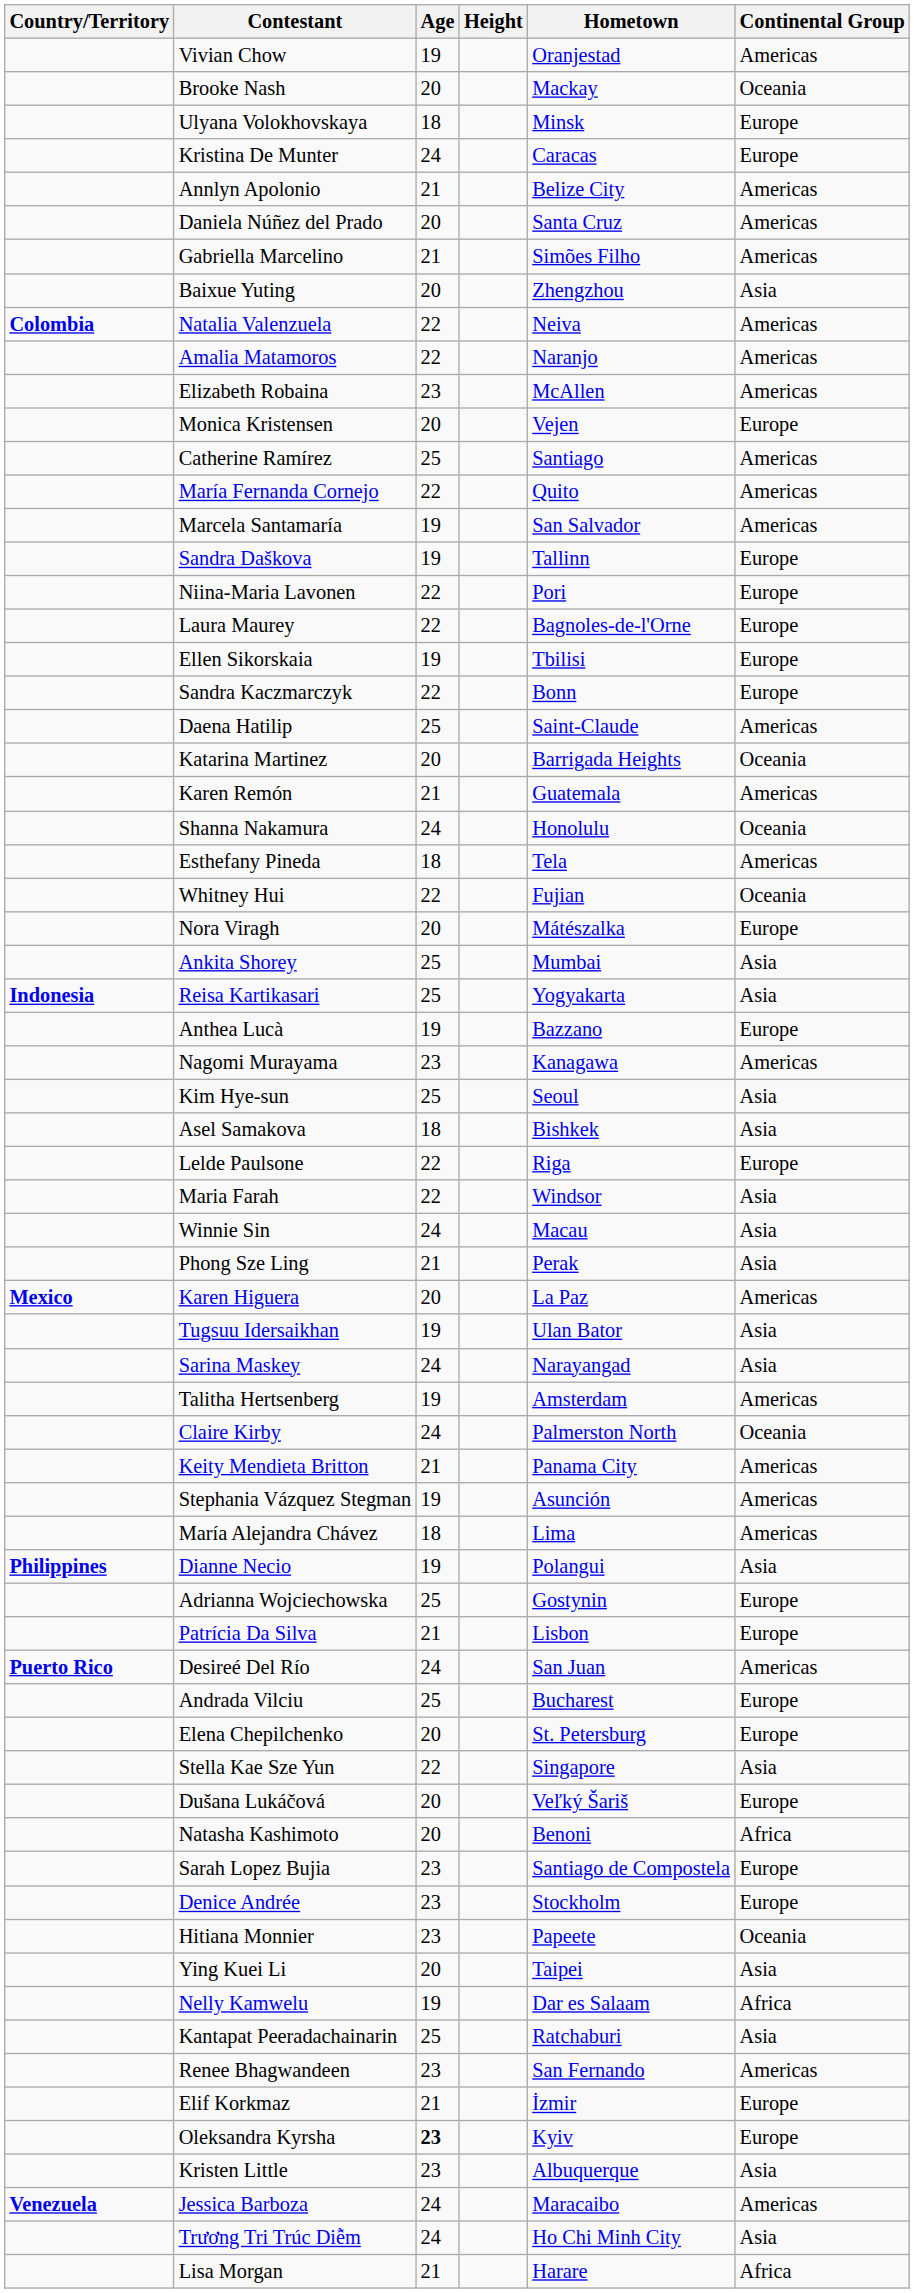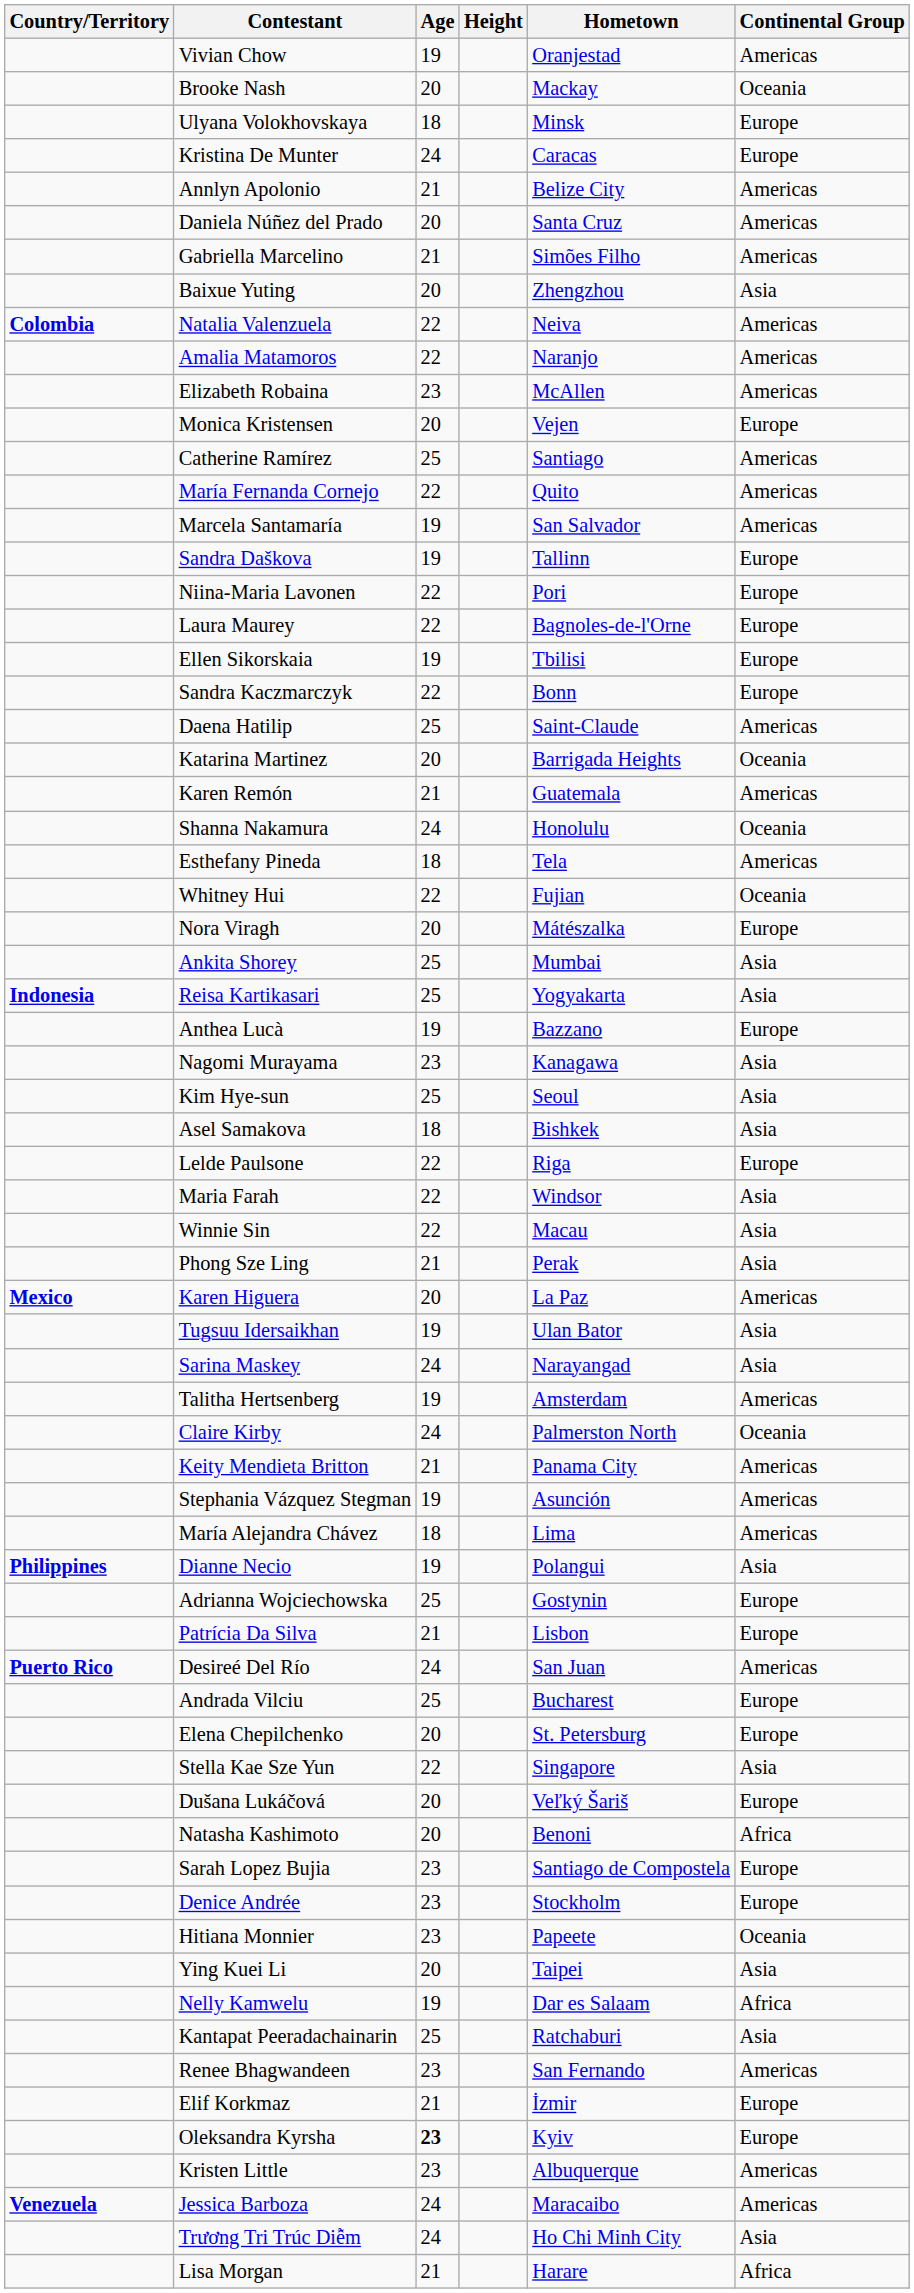(779, 1062) Americas -> (758, 1062) Asia
(431, 1230) 24 -> (431, 1230) 22
(758, 2170) Asia -> (779, 2170) Americas
